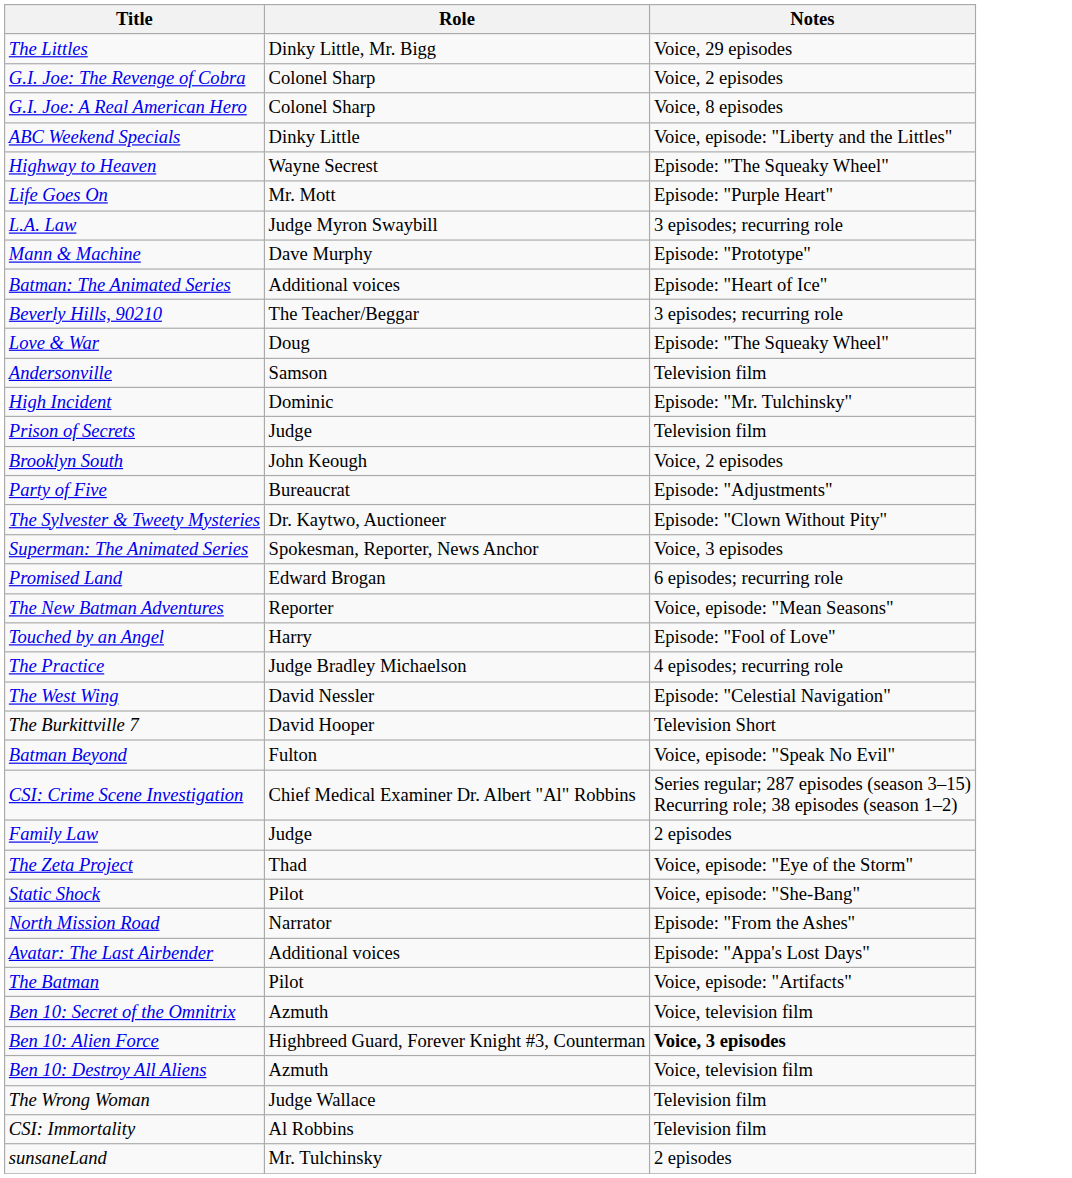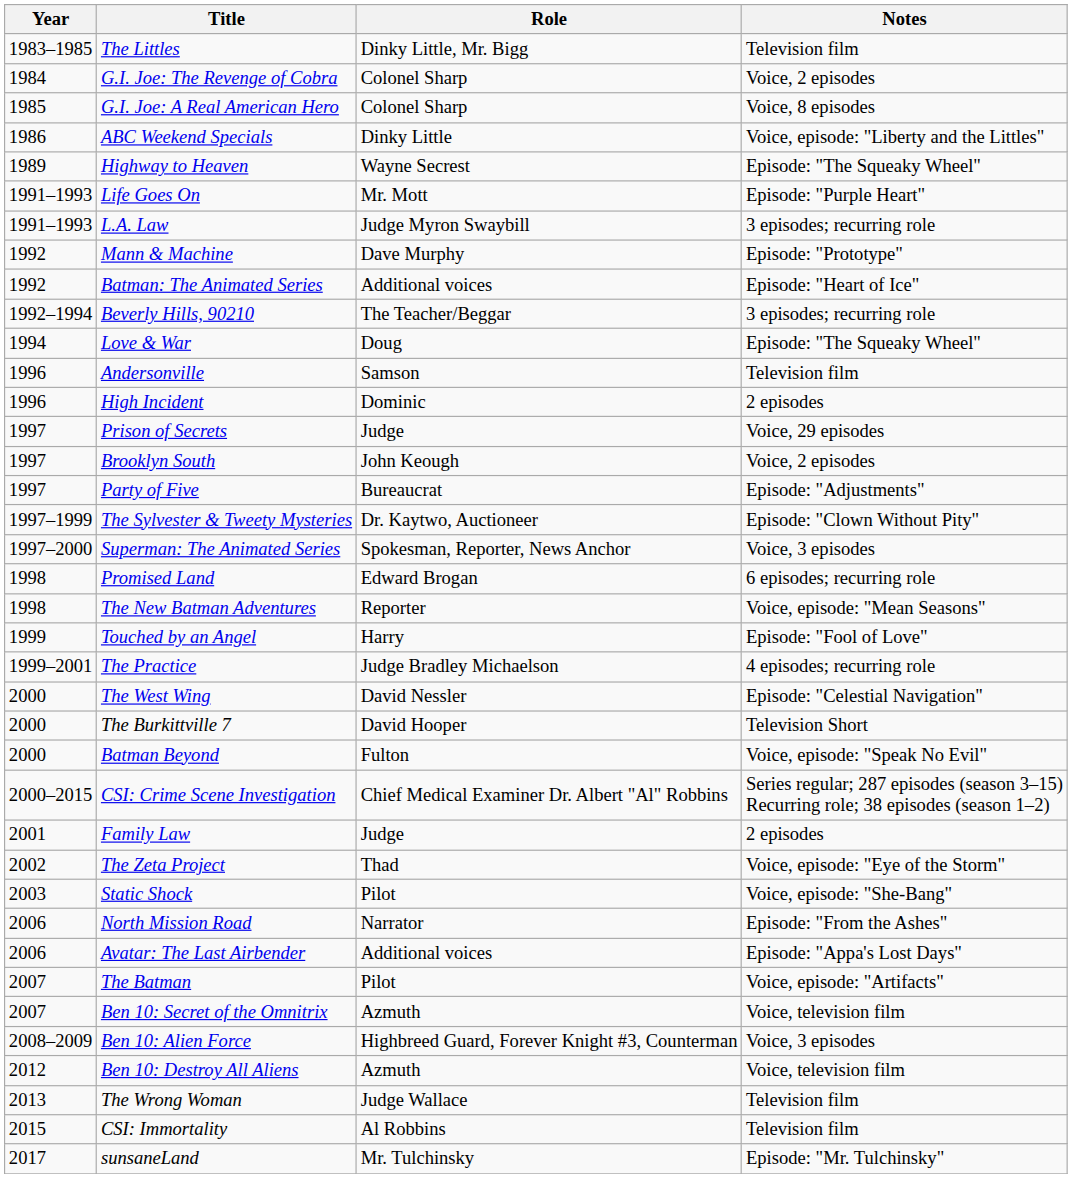+ column: (51, 19)
(723, 48) Voice, 29 episodes -> (802, 48) Television film
(753, 401) Episode: "Mr. Tulchinsky" -> (785, 401) 2 episodes
(710, 431) Television film -> (815, 431) Voice, 29 episodes
(720, 1040) bold -> (811, 1040) normal
(693, 1158) 2 episodes -> (845, 1158) Episode: "Mr. Tulchinsky"
